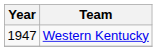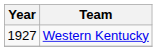(22, 35) 1947 -> (22, 35) 1927
